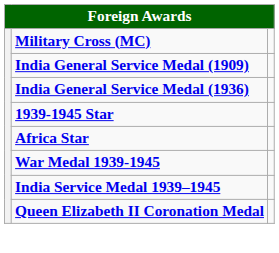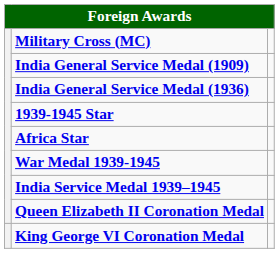+ row: (130, 235)
